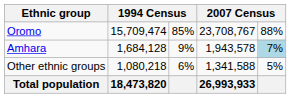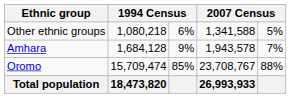rows swapped: (24, 31) <-> (56, 66)
(275, 48) lightblue background -> (275, 48) no background
